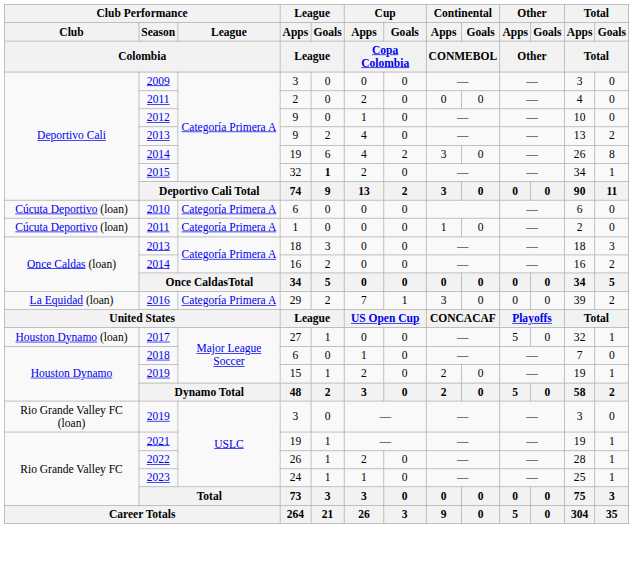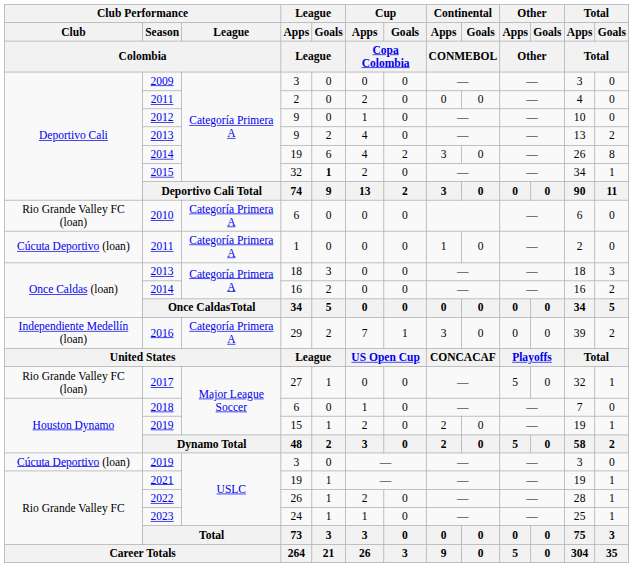(72, 209) Cúcuta Deportivo (loan) -> (73, 215) Rio Grande Valley FC (loan)
(72, 300) La Equidad (loan) -> (73, 333) Independiente Medellín (loan)
(72, 337) Houston Dynamo (loan) -> (73, 382) Rio Grande Valley FC (loan)
(72, 416) Rio Grande Valley FC (loan) -> (73, 462) Cúcuta Deportivo (loan)
